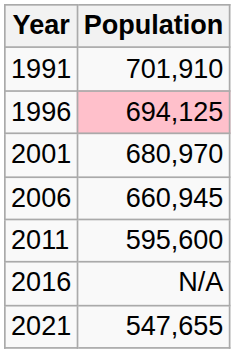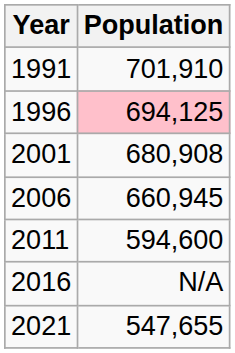(175, 154) 680,970 -> (175, 154) 680,908
(175, 240) 595,600 -> (175, 240) 594,600
